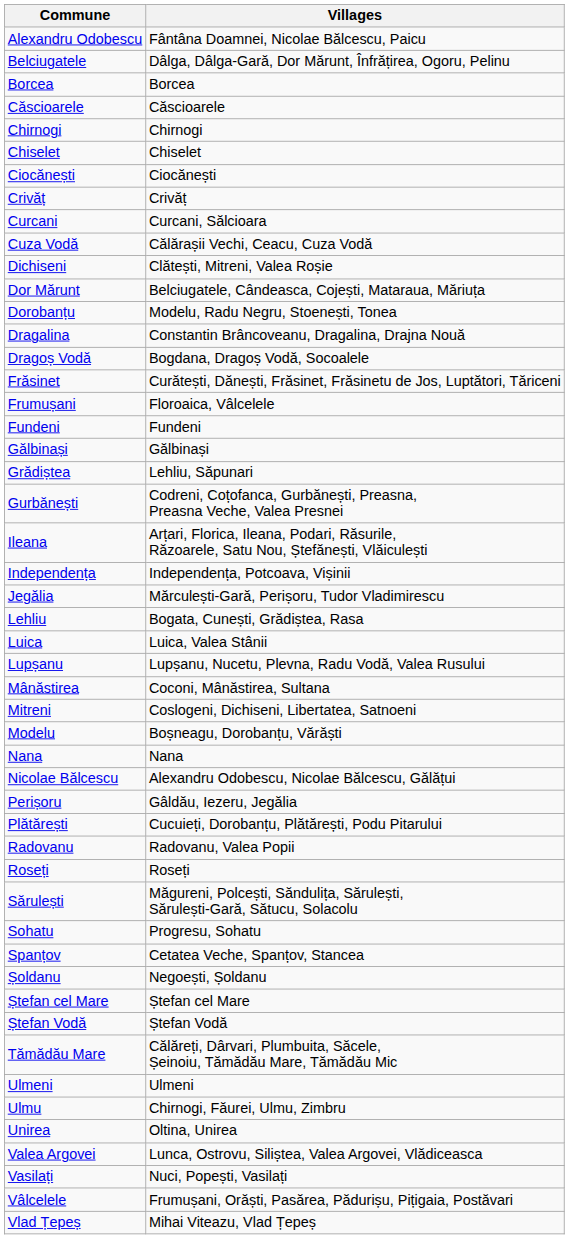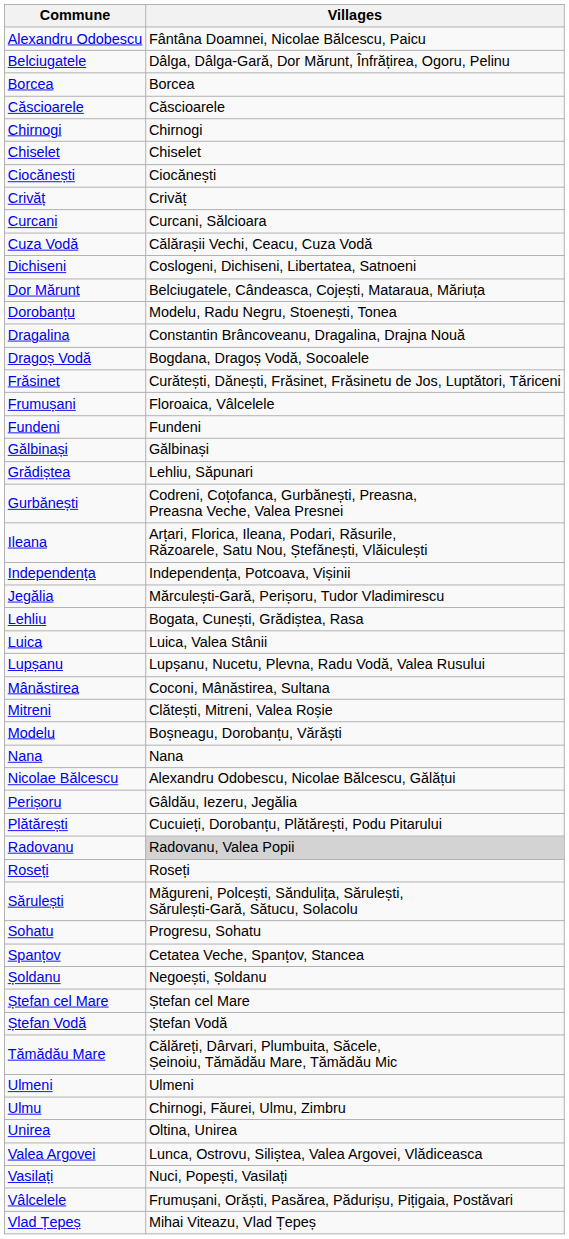(241, 267) Clătești, Mitreni, Valea Roșie -> (283, 267) Coslogeni, Dichiseni, Libertatea, Satnoeni
(283, 710) Coslogeni, Dichiseni, Libertatea, Satnoeni -> (241, 710) Clătești, Mitreni, Valea Roșie
(222, 847) no background -> (222, 847) lightgrey background
